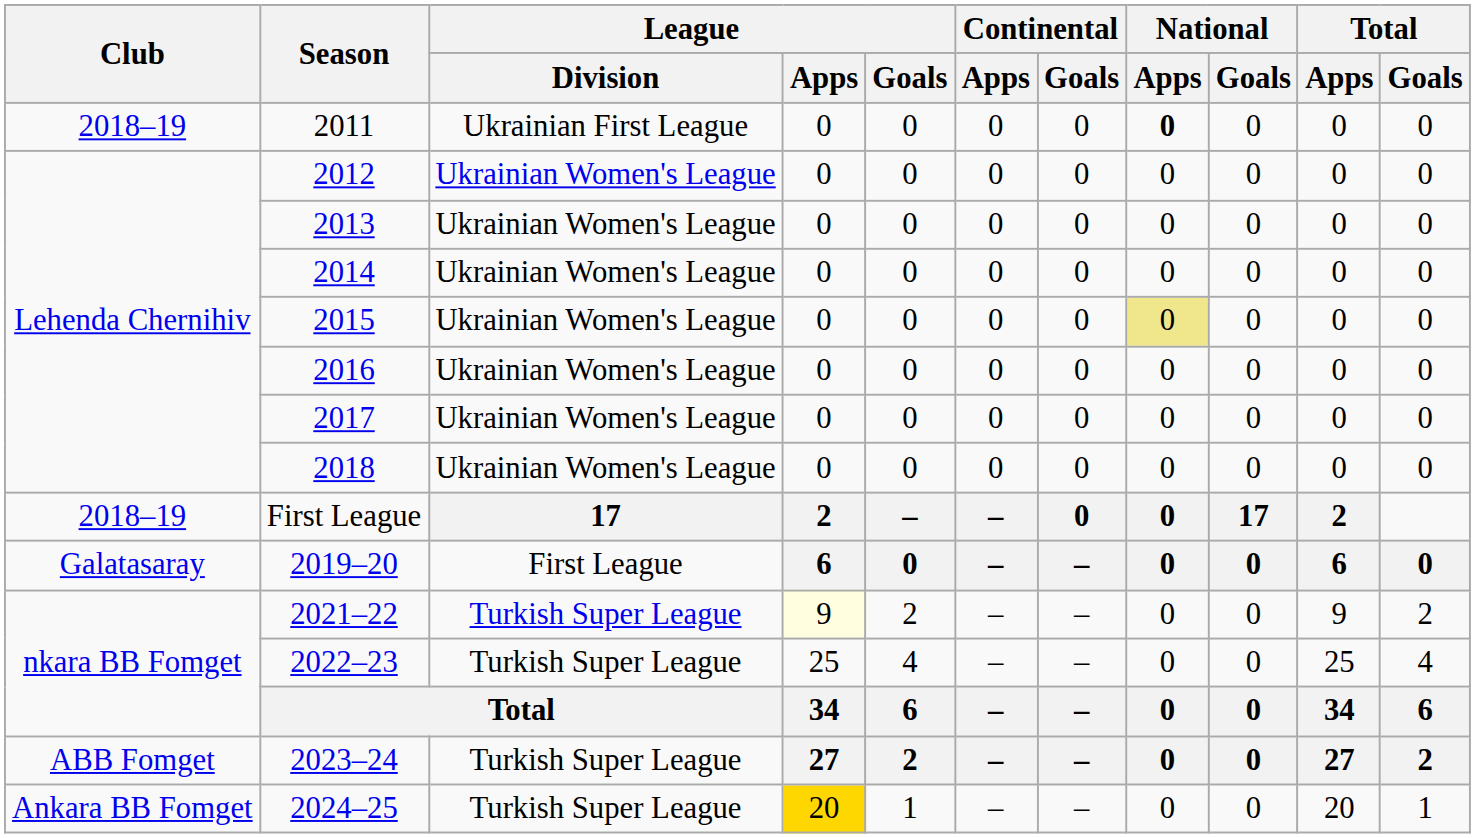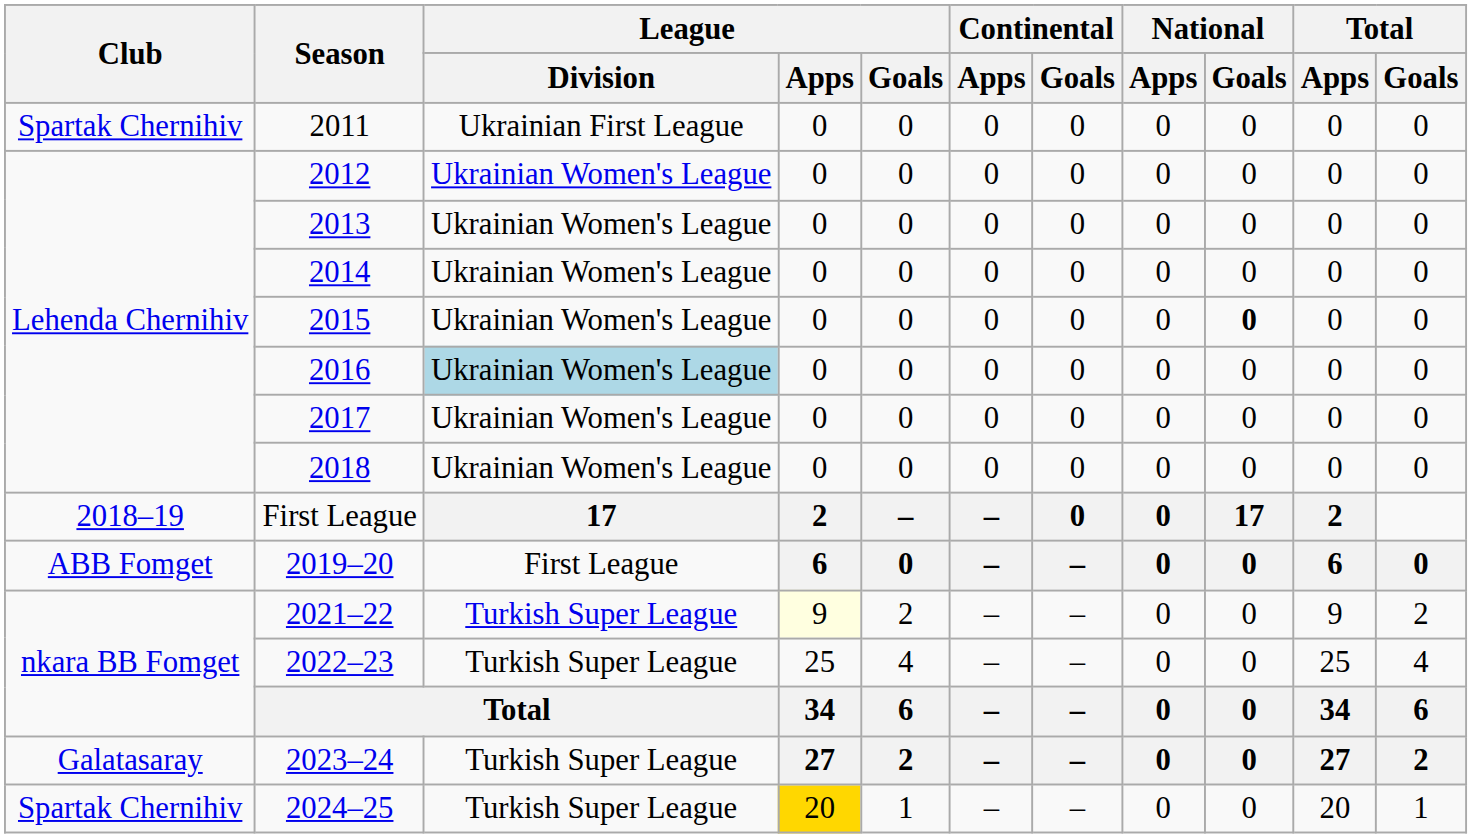(132, 126) 2018–19 -> (130, 126) Spartak Chernihiv
(1168, 126) bold -> (1163, 126) normal
(1168, 321) khaki background -> (1163, 321) no background
(1253, 321) normal -> (1249, 321) bold
(606, 369) no background -> (601, 369) lightblue background
(132, 564) Galatasaray -> (130, 564) ABB Fomget
(132, 759) ABB Fomget -> (130, 759) Galatasaray
(132, 808) Ankara BB Fomget -> (130, 808) Spartak Chernihiv
